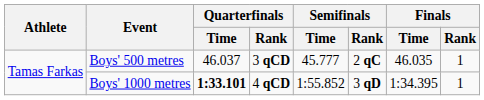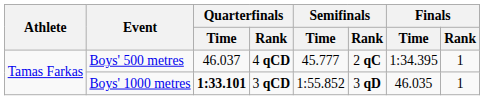(271, 61) 3 qCD -> (271, 61) 4 qCD
(414, 61) 46.035 -> (414, 61) 1:34.395
(271, 83) 4 qCD -> (271, 83) 3 qCD
(414, 83) 1:34.395 -> (414, 83) 46.035
